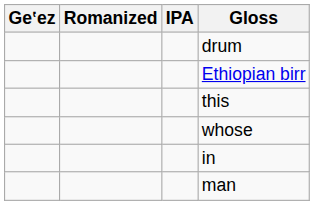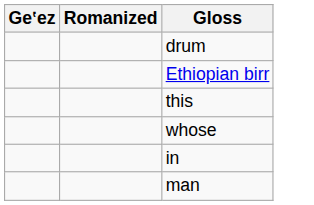- column: (180, 18)
